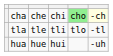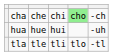(98, 16) lightyellow background -> (98, 16) no background
rows swapped: (18, 30) <-> (18, 44)
